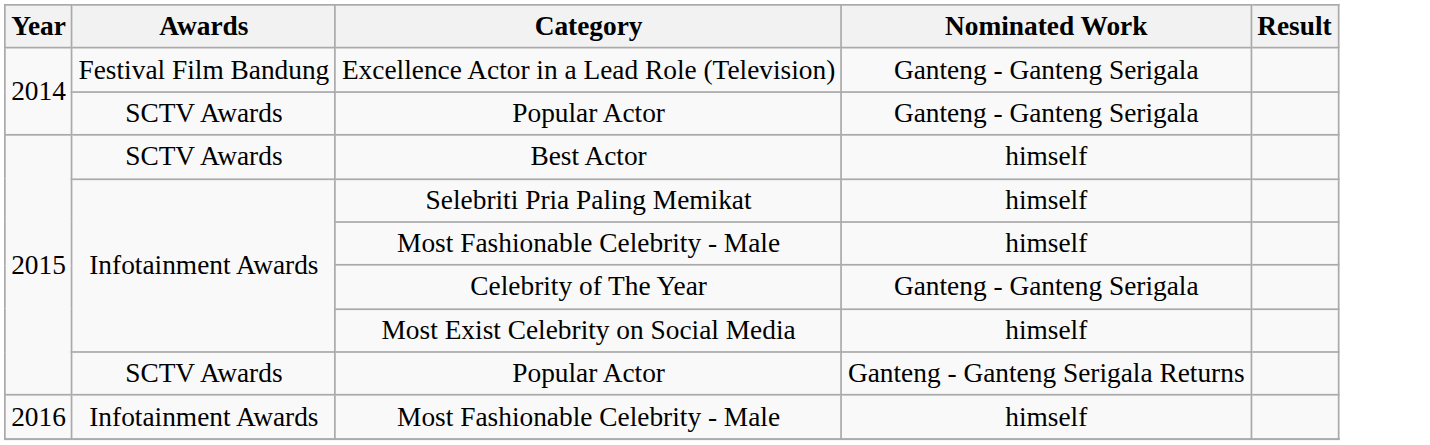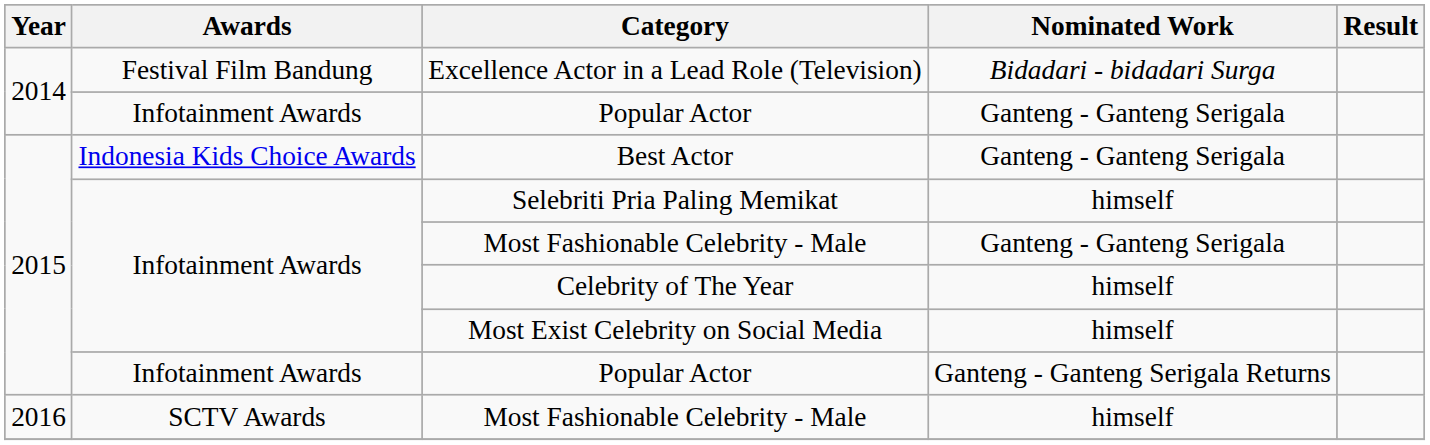(1046, 69) Ganteng - Ganteng Serigala -> (1133, 69) Bidadari - bidadari Surga
(204, 112) SCTV Awards -> (247, 112) Infotainment Awards
(204, 156) SCTV Awards -> (247, 156) Indonesia Kids Choice Awards
(1046, 156) himself -> (1133, 156) Ganteng - Ganteng Serigala
(1046, 243) himself -> (1133, 243) Ganteng - Ganteng Serigala
(1046, 286) Ganteng - Ganteng Serigala -> (1133, 286) himself
(204, 373) SCTV Awards -> (247, 373) Infotainment Awards
(204, 416) Infotainment Awards -> (247, 416) SCTV Awards
